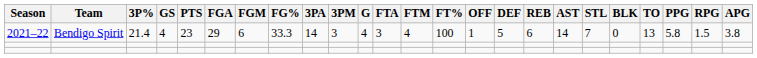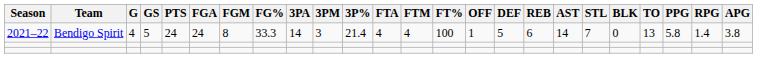columns swapped: (366, 13) <-> (141, 13)
(162, 32) 4 -> (146, 32) 5
(186, 32) 23 -> (171, 32) 24
(214, 32) 29 -> (198, 32) 24
(241, 32) 6 -> (225, 32) 8
(379, 32) 3 -> (379, 32) 4
(702, 32) 1.5 -> (702, 32) 1.4
